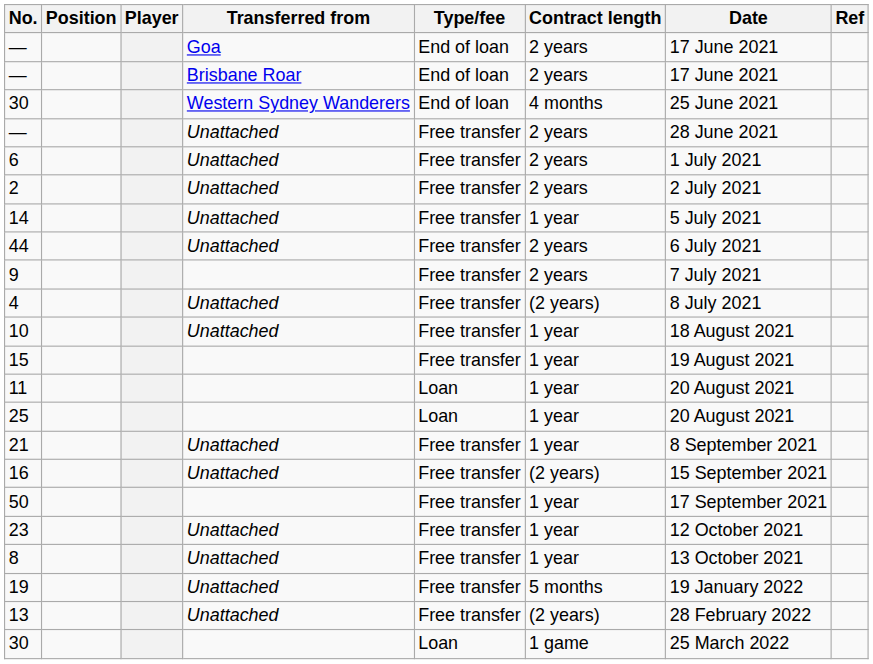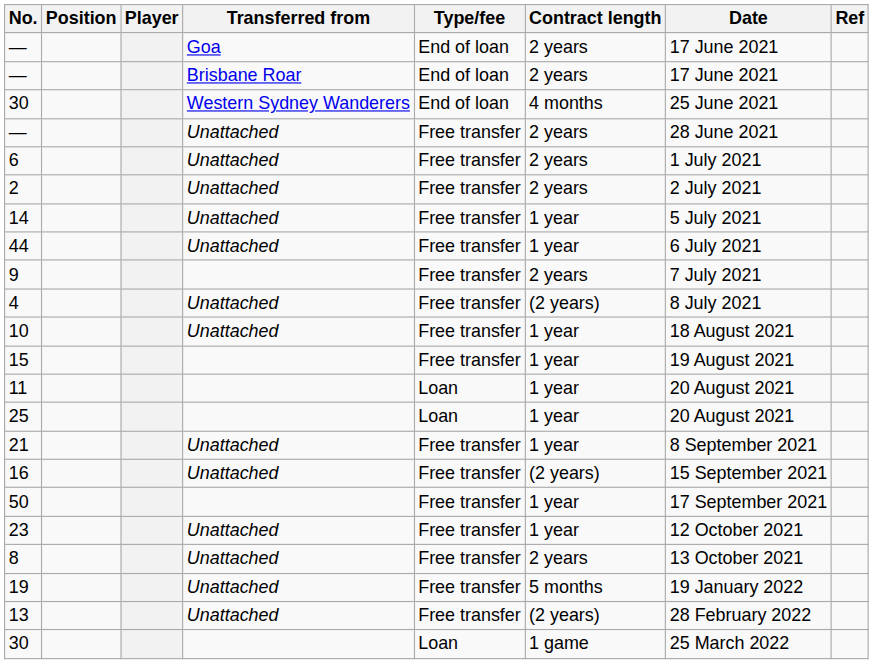(558, 246) 2 years -> (554, 246) 1 year
(554, 558) 1 year -> (558, 558) 2 years
